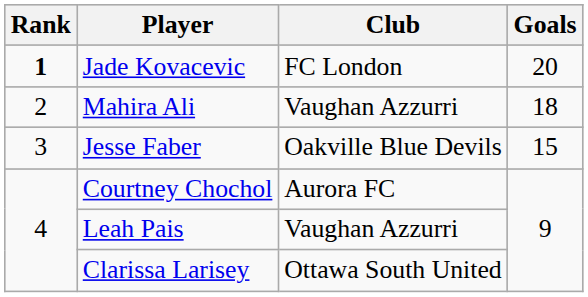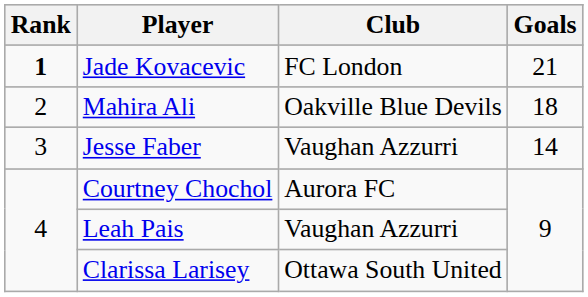(545, 65) 20 -> (545, 65) 21
(371, 106) Vaughan Azzurri -> (393, 106) Oakville Blue Devils
(393, 147) Oakville Blue Devils -> (371, 147) Vaughan Azzurri
(545, 147) 15 -> (545, 147) 14
